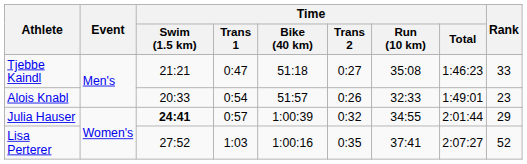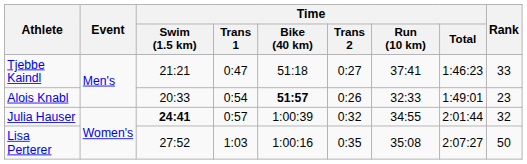(406, 72) 35:08 -> (406, 72) 37:41
(293, 98) normal -> (293, 98) bold
(504, 117) 29 -> (504, 117) 32
(406, 143) 37:41 -> (406, 143) 35:08
(504, 143) 52 -> (504, 143) 50
